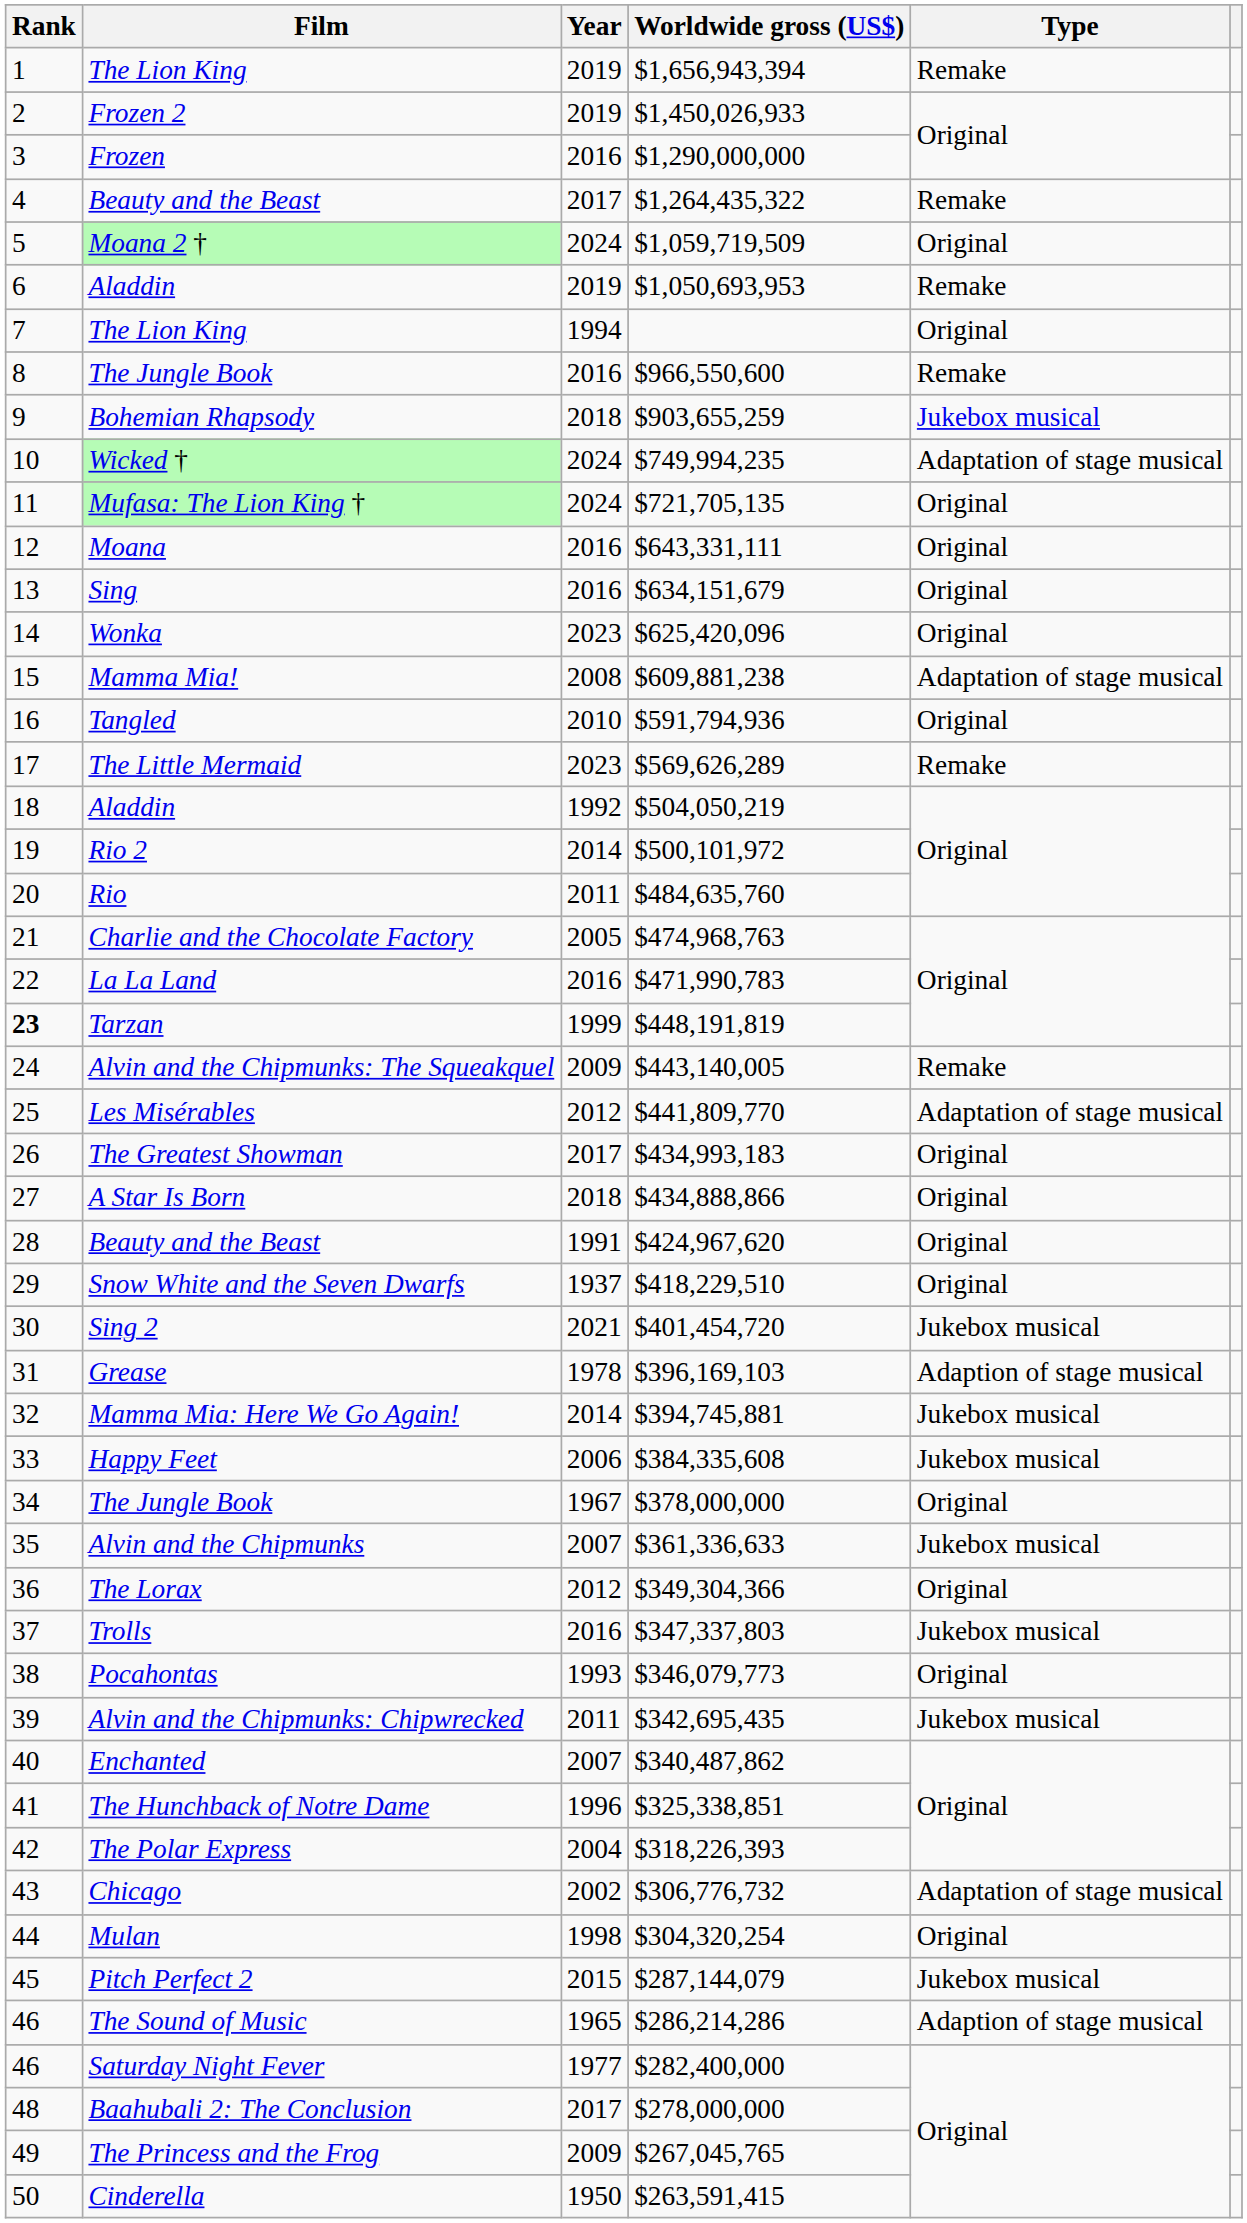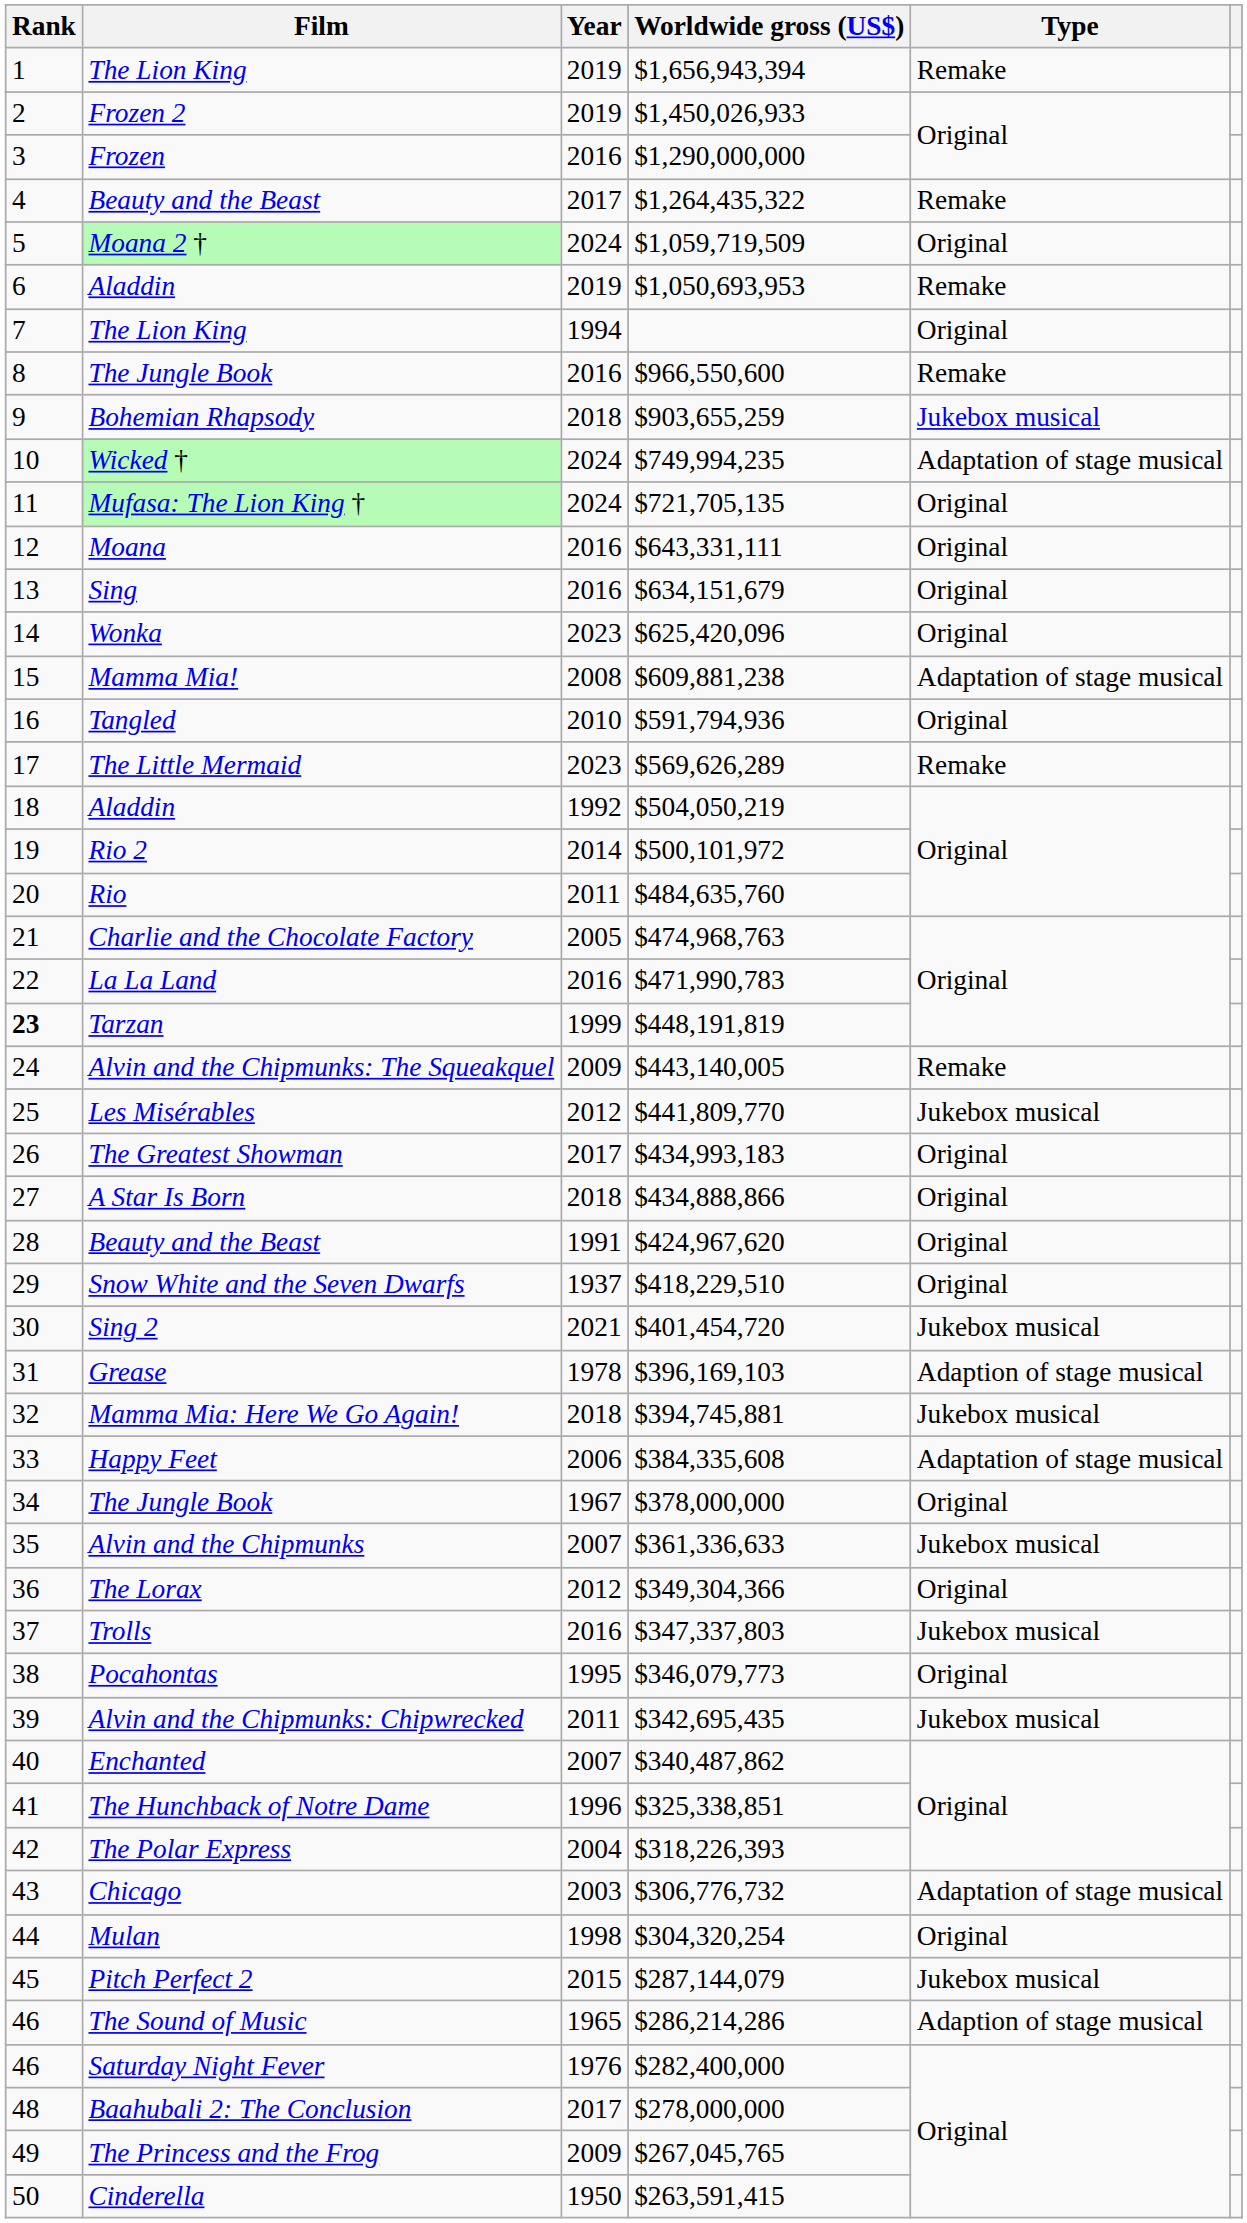(1070, 1110) Adaptation of stage musical -> (1008, 1110) Jukebox musical
(594, 1414) 2014 -> (594, 1414) 2018
(1008, 1458) Jukebox musical -> (1070, 1458) Adaptation of stage musical
(594, 1675) 1993 -> (594, 1675) 1995
(594, 1892) 2002 -> (594, 1892) 2003
(594, 2065) 1977 -> (594, 2065) 1976
